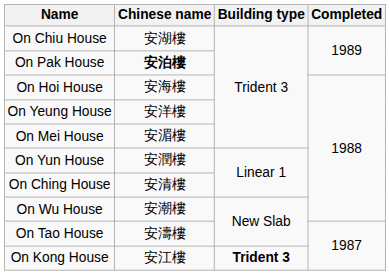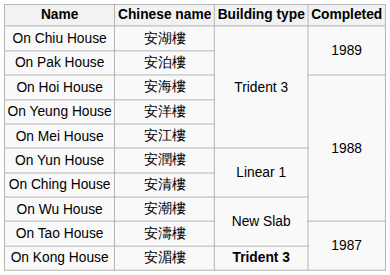(165, 62) bold -> (165, 62) normal
(165, 135) 安湄樓 -> (165, 135) 安江樓
(165, 257) 安江樓 -> (165, 257) 安湄樓
